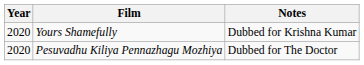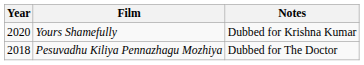(19, 50) 2020 -> (19, 50) 2018
